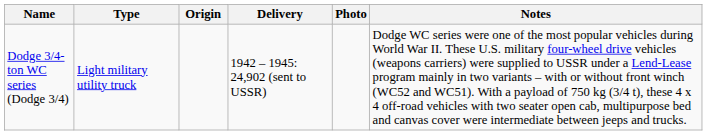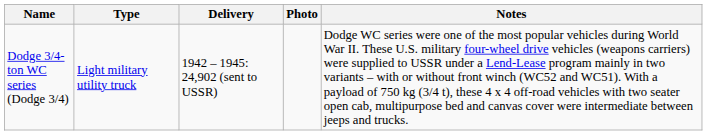- column: (203, 14)
